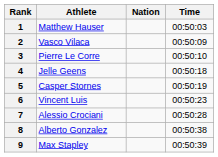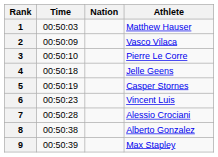columns swapped: (81, 12) <-> (190, 12)
